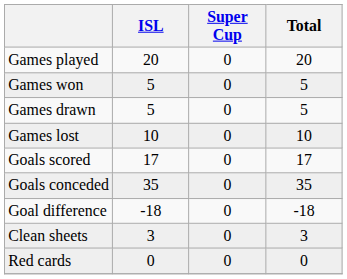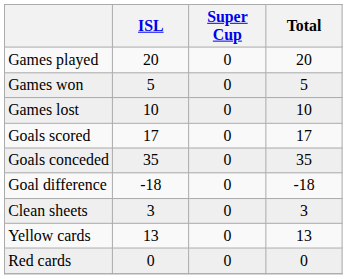- row: (52, 110)
+ row: (49, 235)
